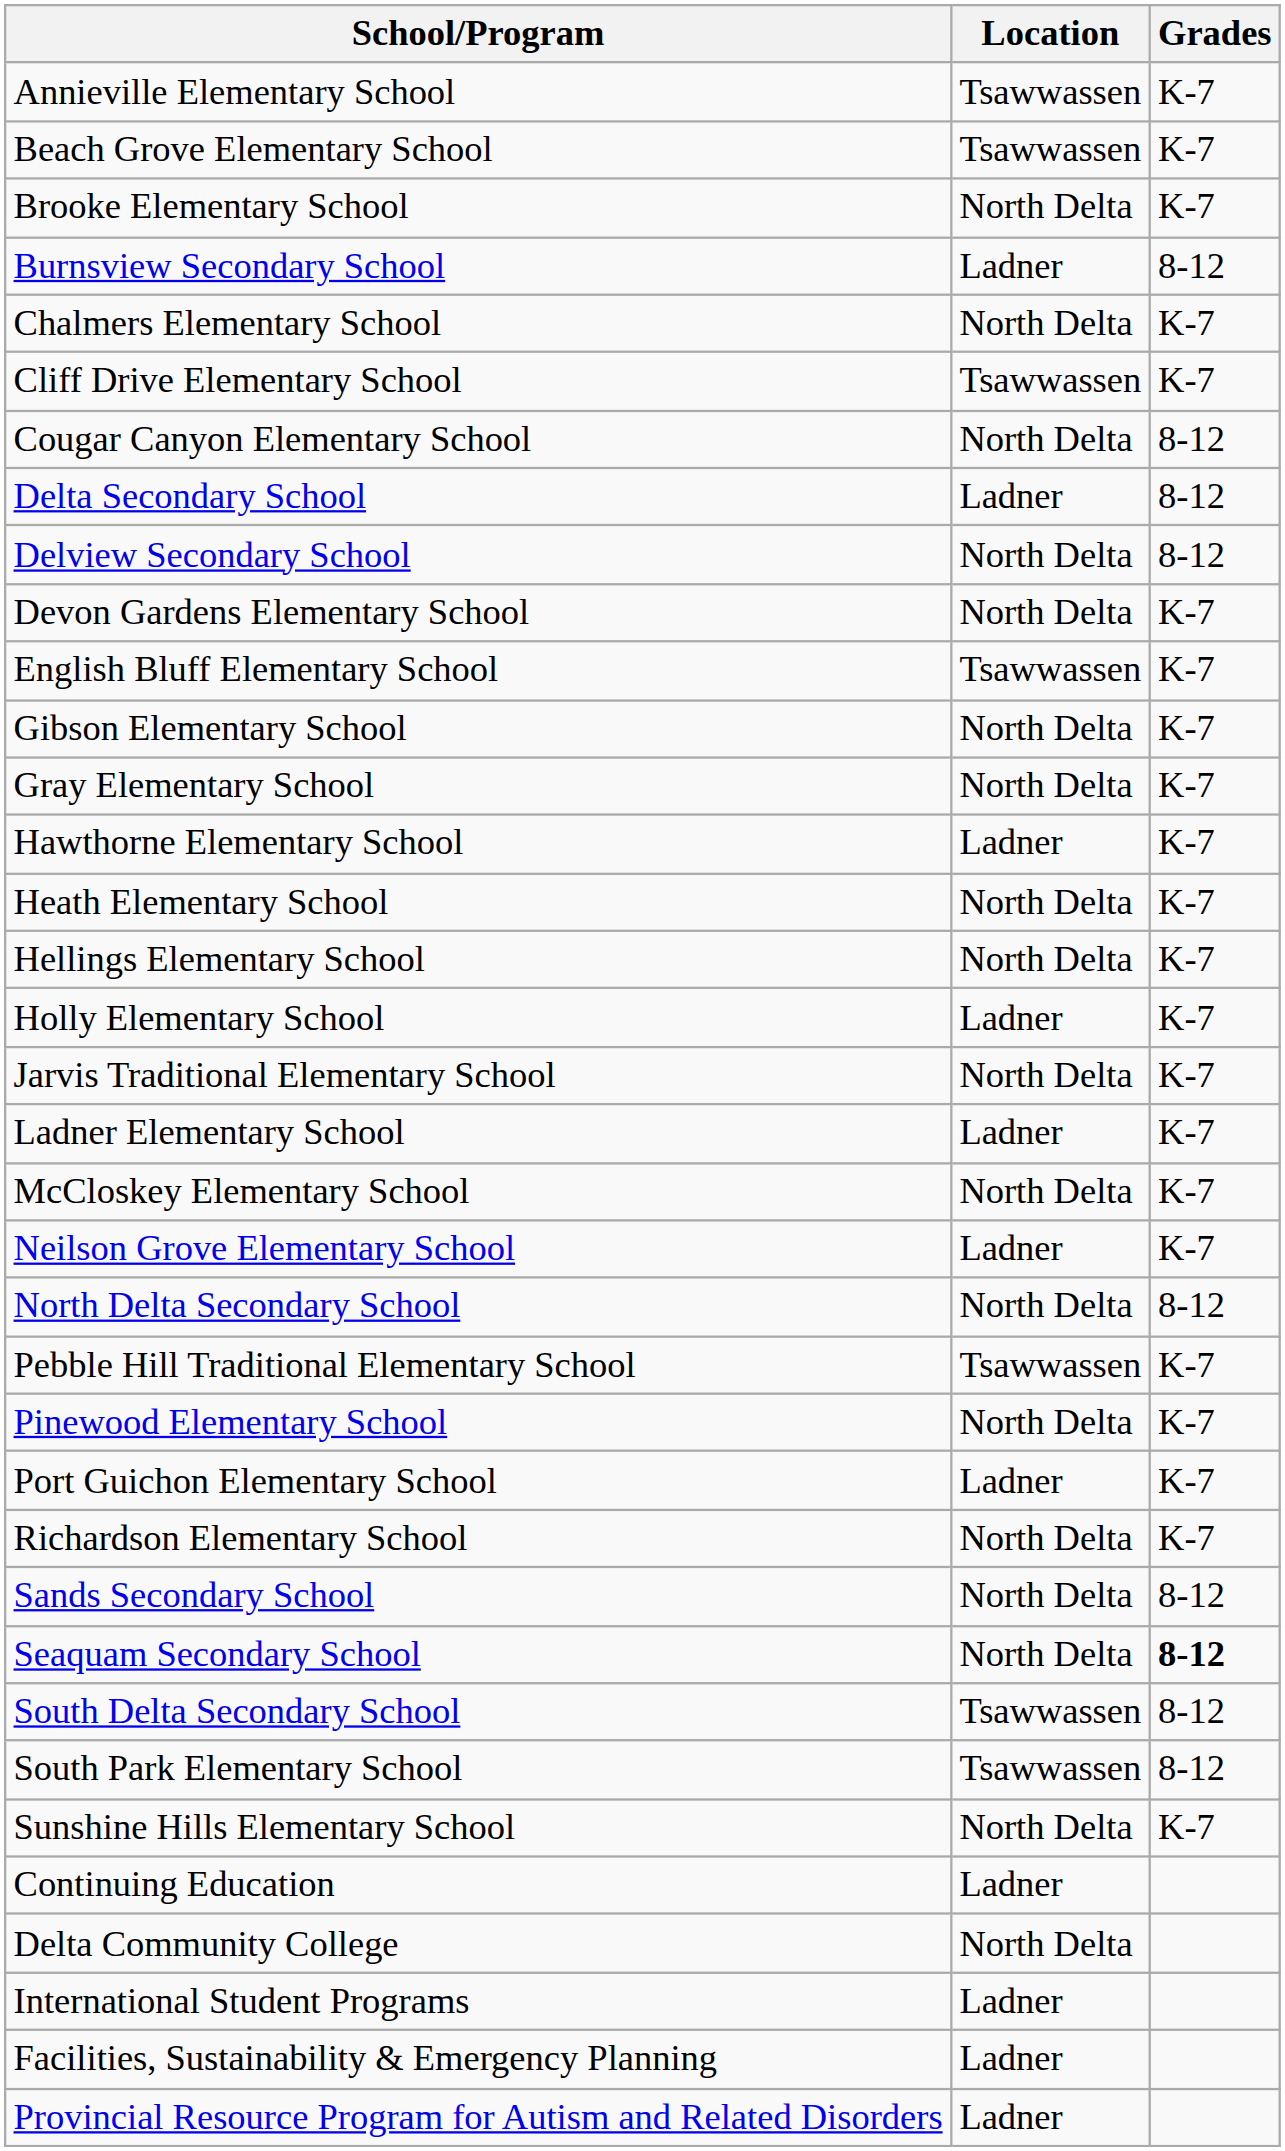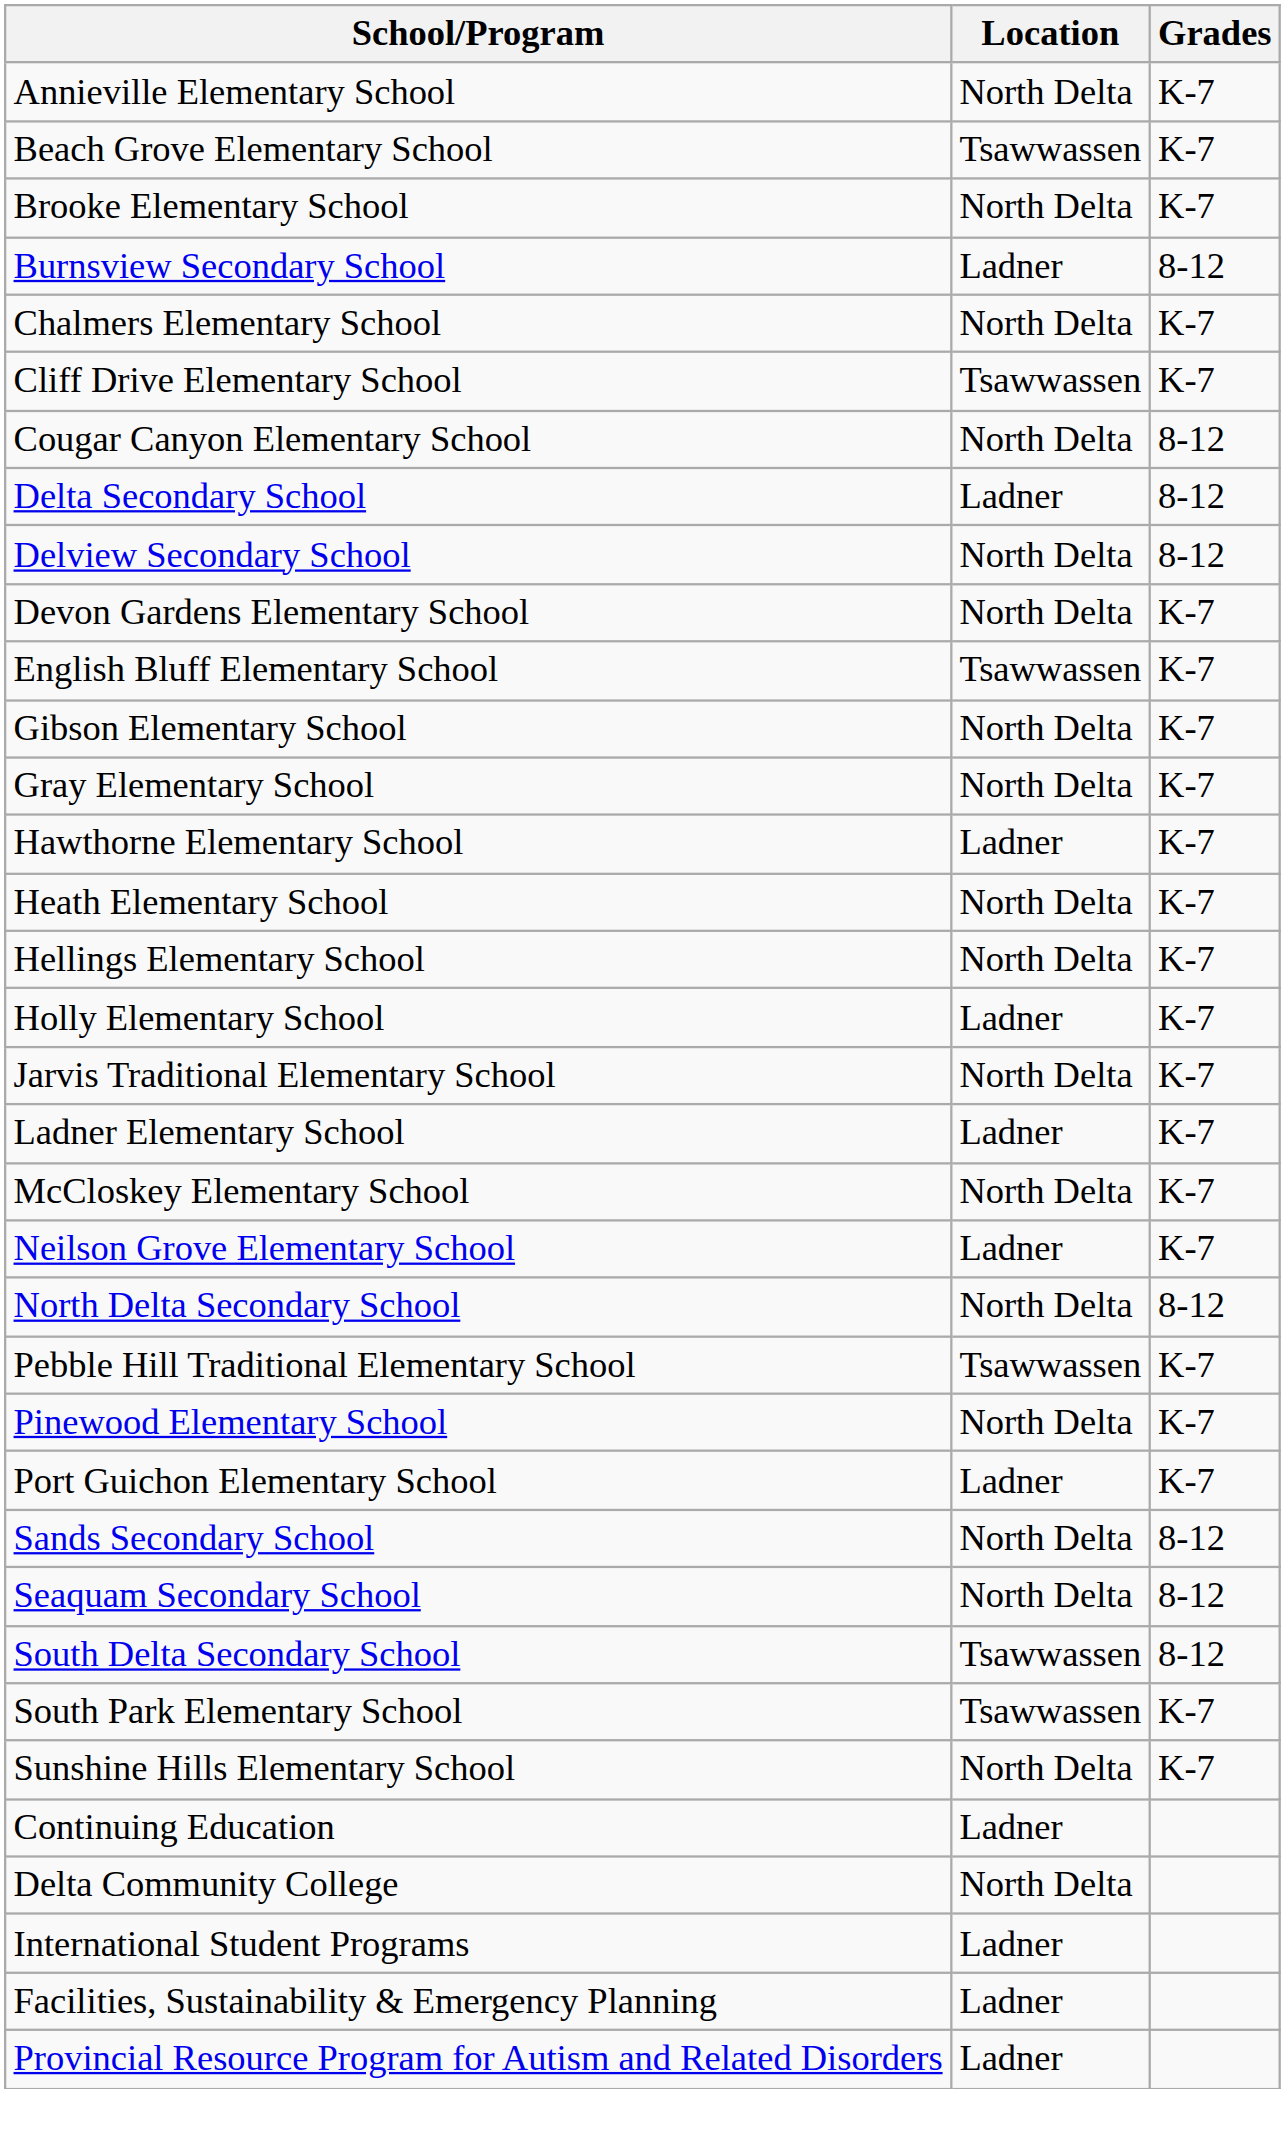(1050, 91) Tsawwassen -> (1046, 91) North Delta
- row: (240, 1537)
(1191, 1653) bold -> (1191, 1595) normal
(1191, 1769) 8-12 -> (1186, 1711) K-7
